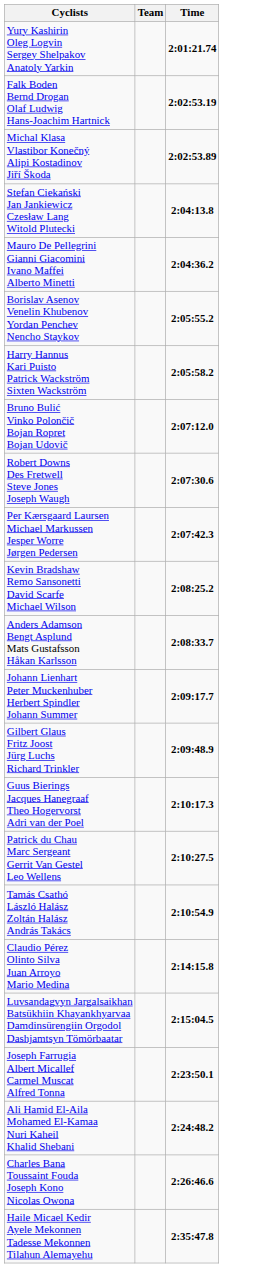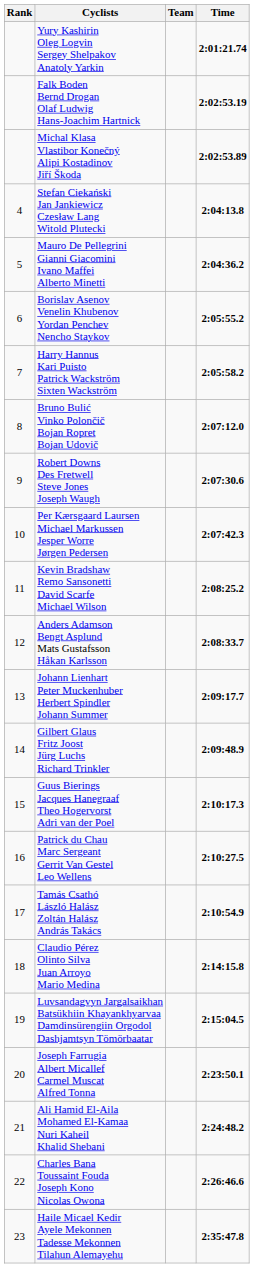+ column: (20, 13)
